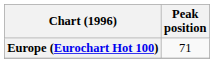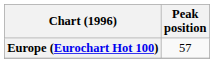(185, 48) 71 -> (185, 48) 57
